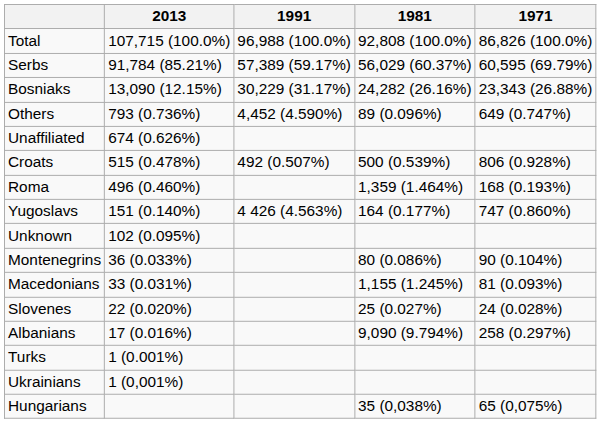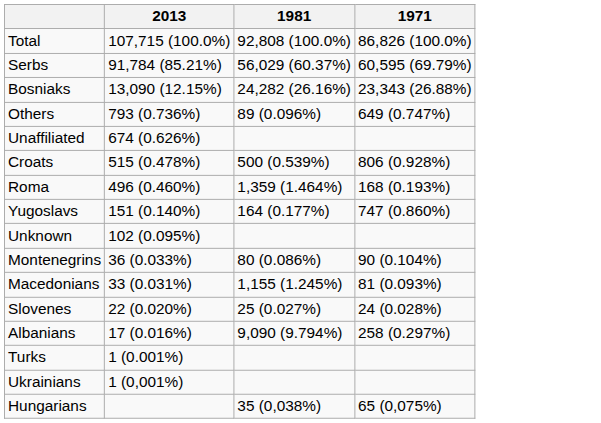- column: (294, 16)
